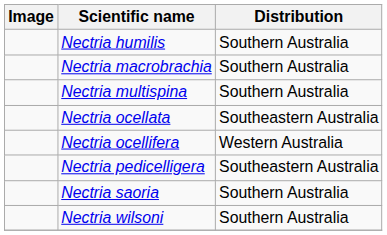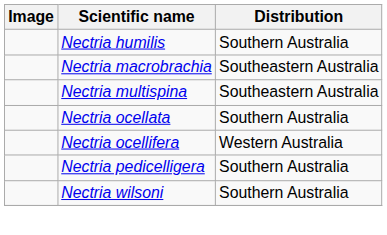(284, 67) Southern Australia -> (299, 67) Southeastern Australia
(284, 92) Southern Australia -> (299, 92) Southeastern Australia
(299, 117) Southeastern Australia -> (284, 117) Southern Australia
(299, 167) Southeastern Australia -> (284, 167) Southern Australia
- row: (110, 192)
